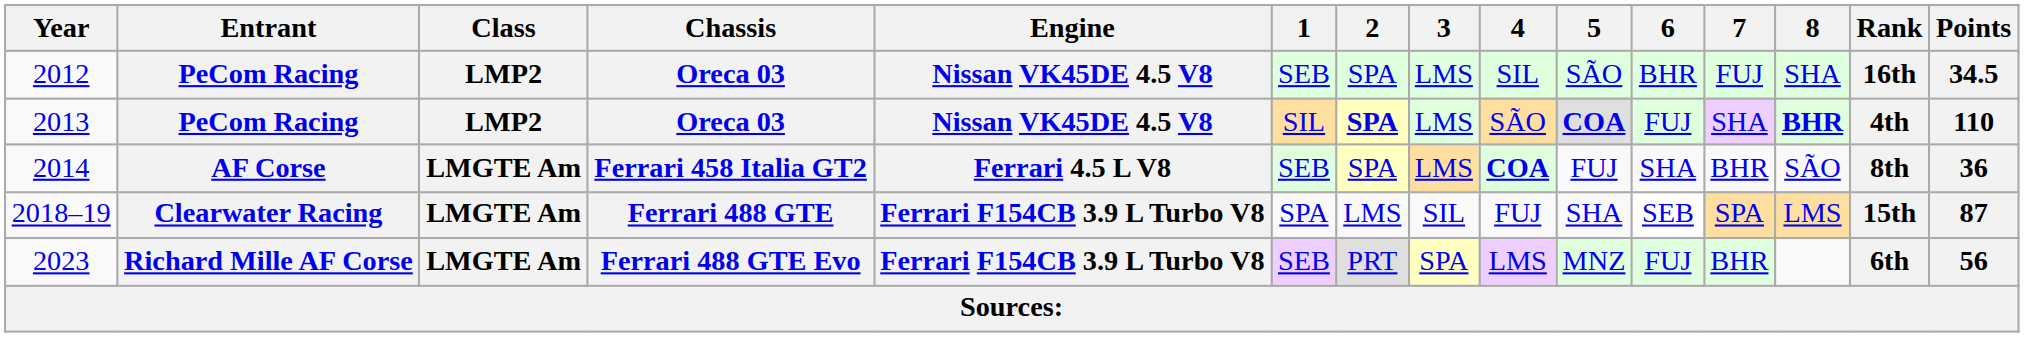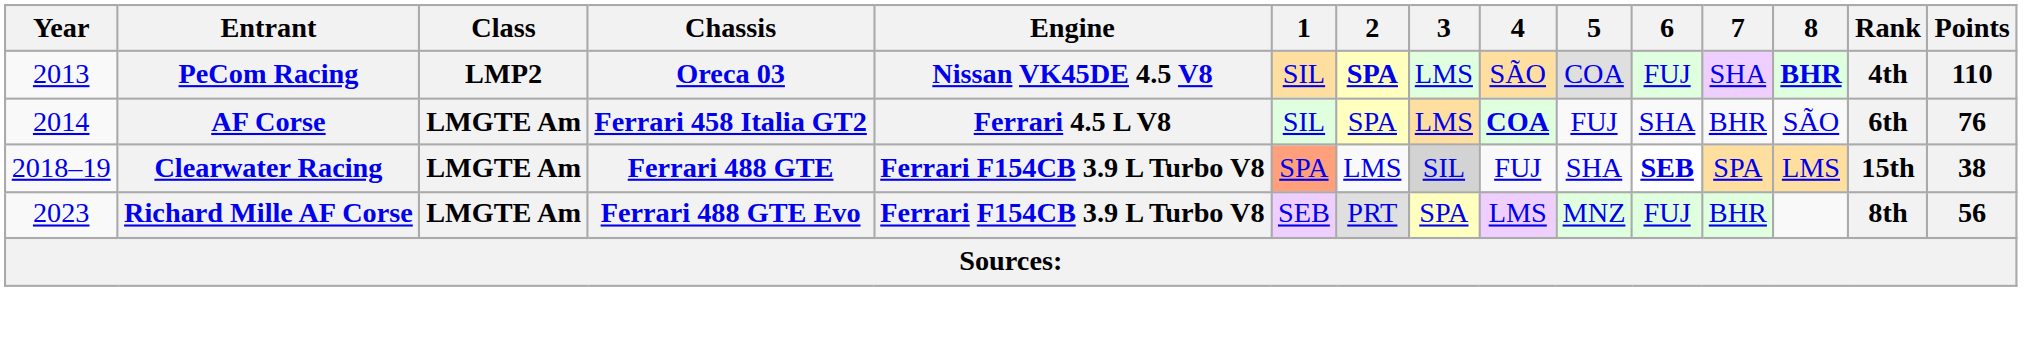- row: (61, 74)
(1594, 120) bold -> (1594, 74) normal
(1304, 167) SEB -> (1304, 120) SIL
(1890, 167) 8th -> (1888, 120) 6th
(1974, 167) 36 -> (1972, 120) 76
(1304, 214) no background -> (1304, 167) lightsalmon background
(1444, 214) no background -> (1444, 167) lightgrey background
(1668, 214) normal -> (1667, 167) bold
(1974, 214) 87 -> (1972, 167) 38
(1890, 260) 6th -> (1888, 214) 8th
